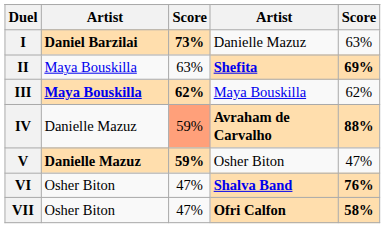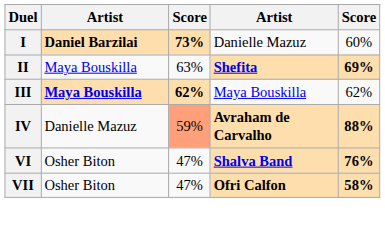(359, 42) 63% -> (359, 42) 60%
- row: (23, 161)
